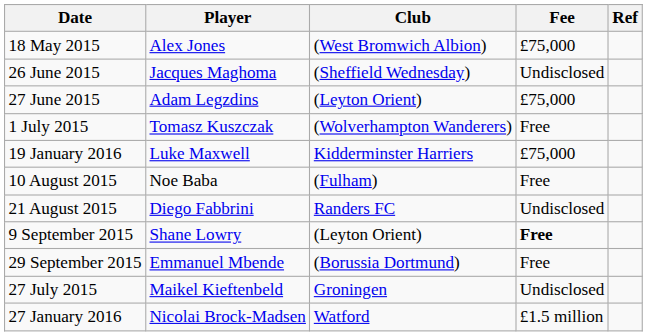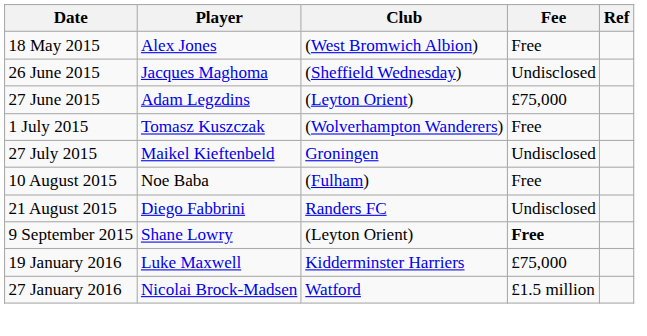(548, 45) £75,000 -> (526, 45) Free
rows swapped: (53, 289) <-> (65, 153)
- row: (75, 262)
